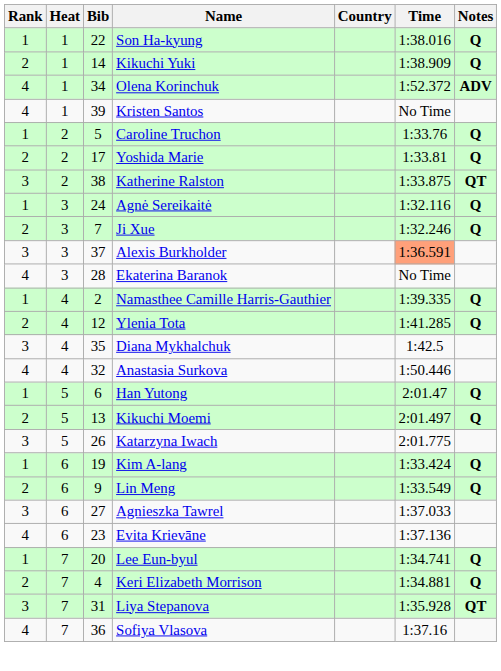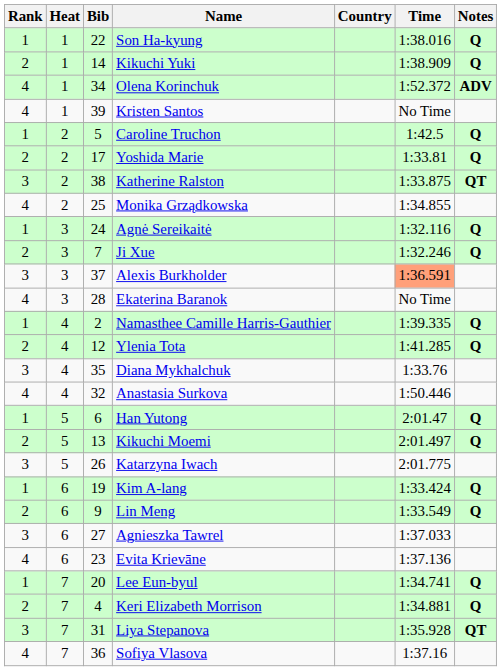(425, 134) 1:33.76 -> (425, 134) 1:42.5
+ row: (182, 205)
(425, 346) 1:42.5 -> (425, 370) 1:33.76
